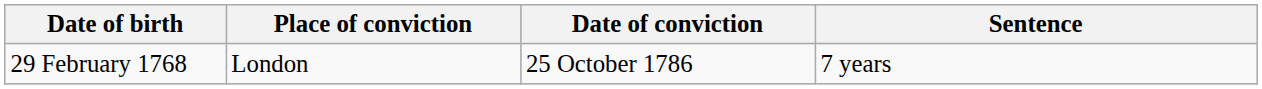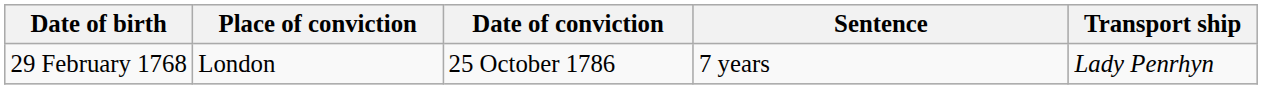+ column: (1163, 24)
